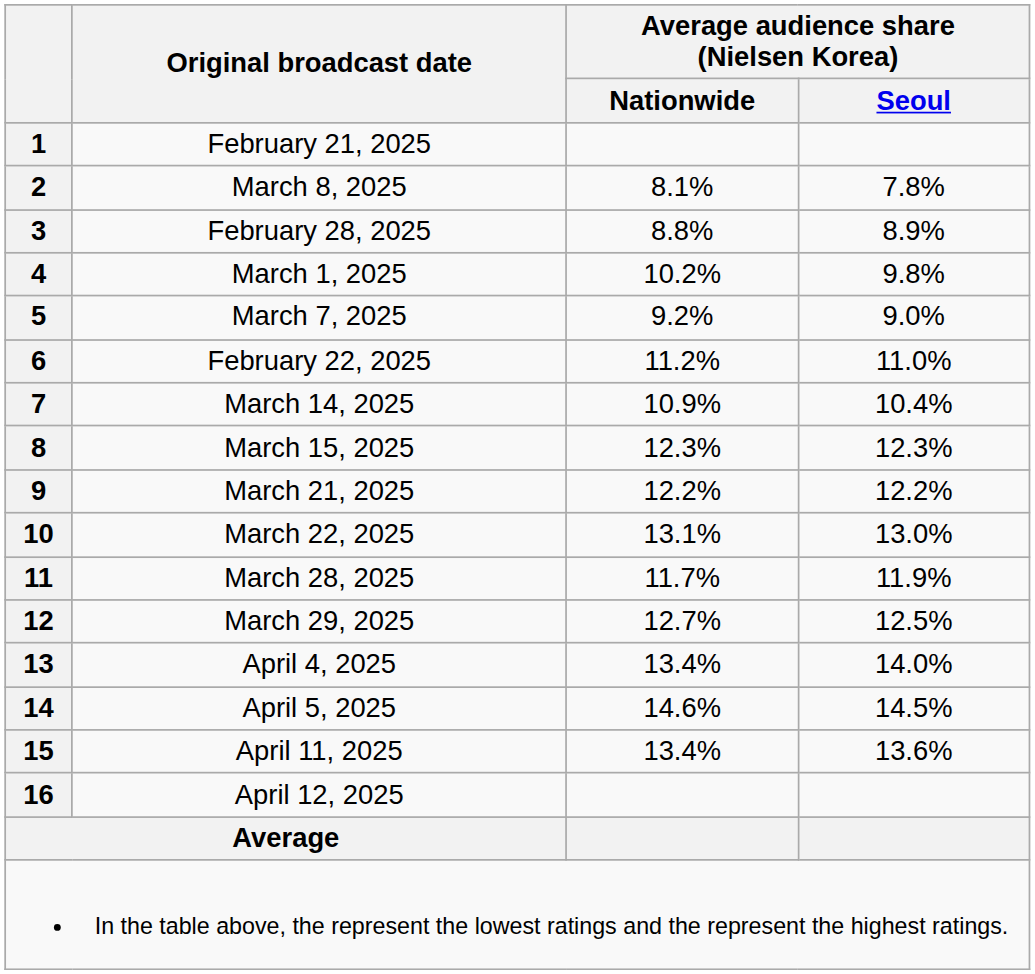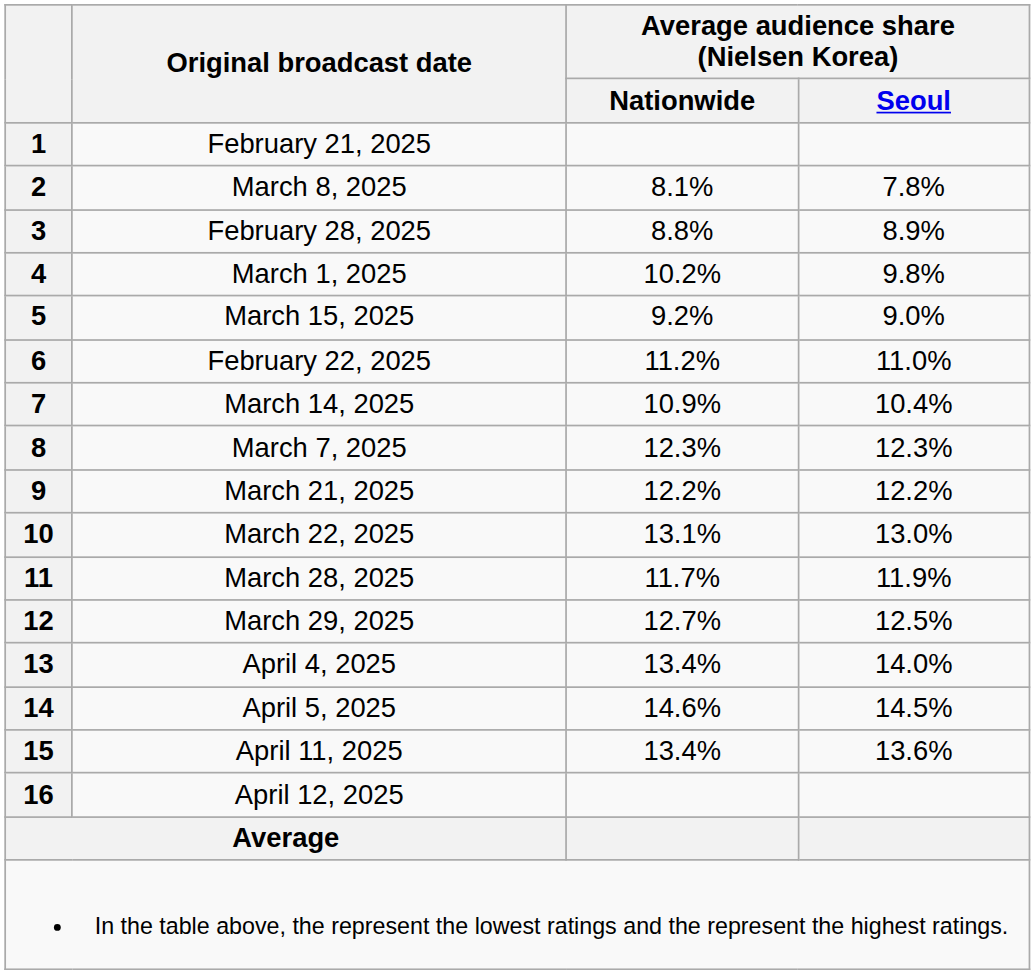(319, 317) March 7, 2025 -> (319, 317) March 15, 2025
(319, 447) March 15, 2025 -> (319, 447) March 7, 2025
